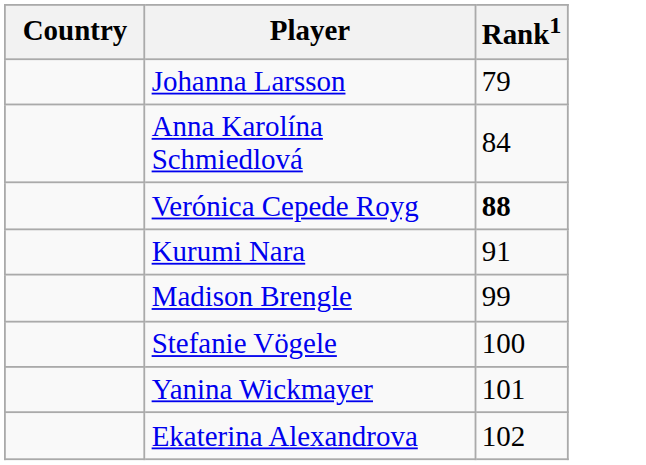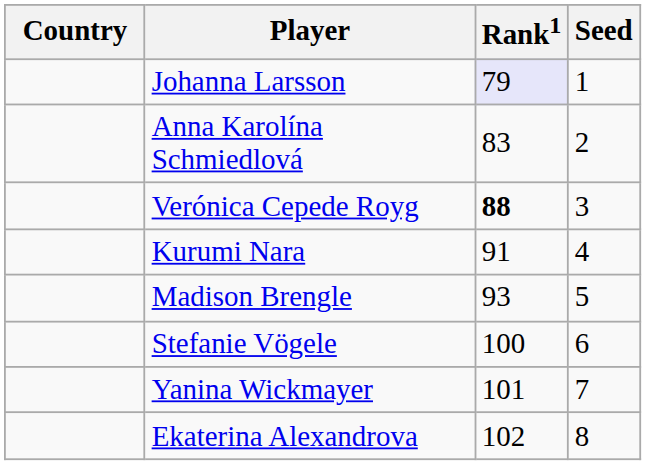+ column: (604, 31)
(496, 81) no background -> (496, 81) lavender background
(496, 143) 84 -> (496, 143) 83
(496, 297) 99 -> (496, 297) 93
